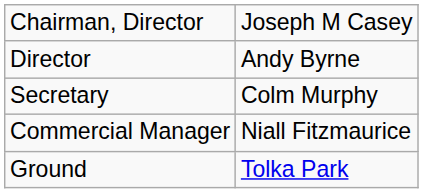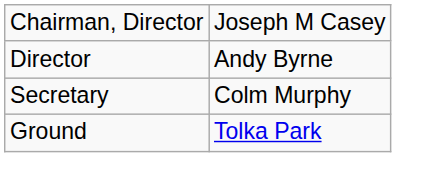- row: (120, 132)
